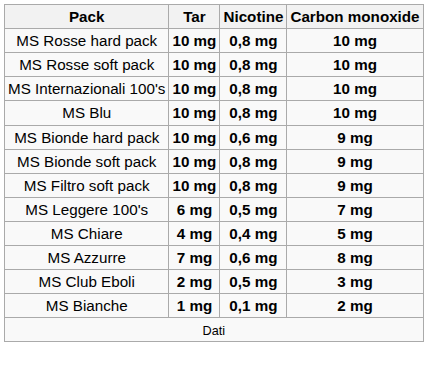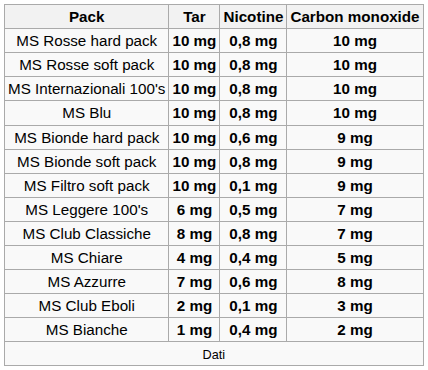(253, 185) 0,8 mg -> (253, 185) 0,1 mg
+ row: (87, 233)
(253, 281) 0,5 mg -> (253, 305) 0,1 mg
(253, 305) 0,1 mg -> (253, 330) 0,4 mg
